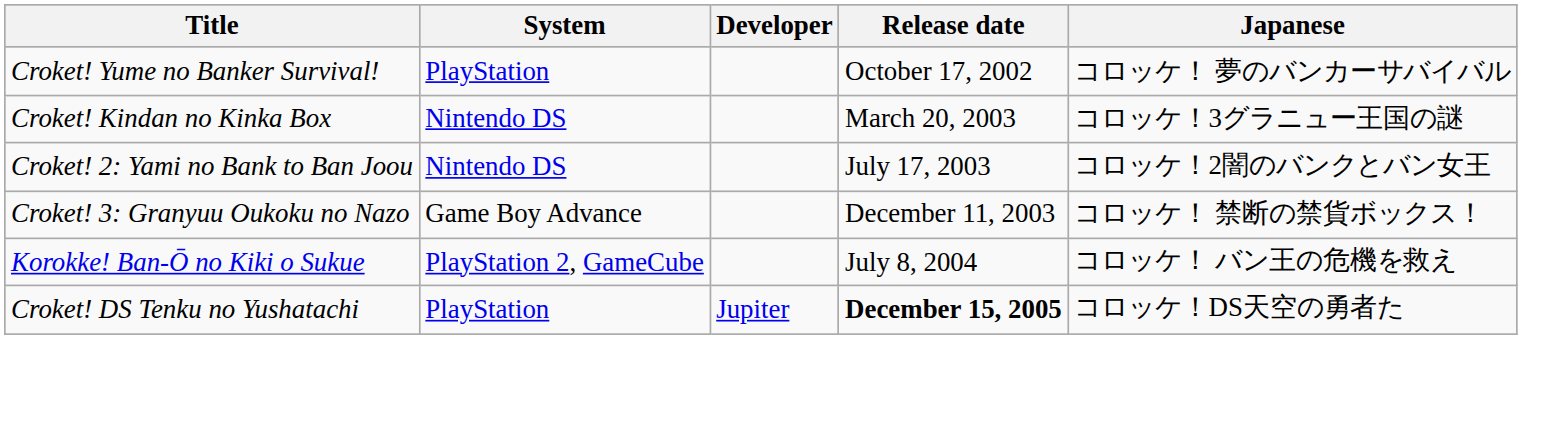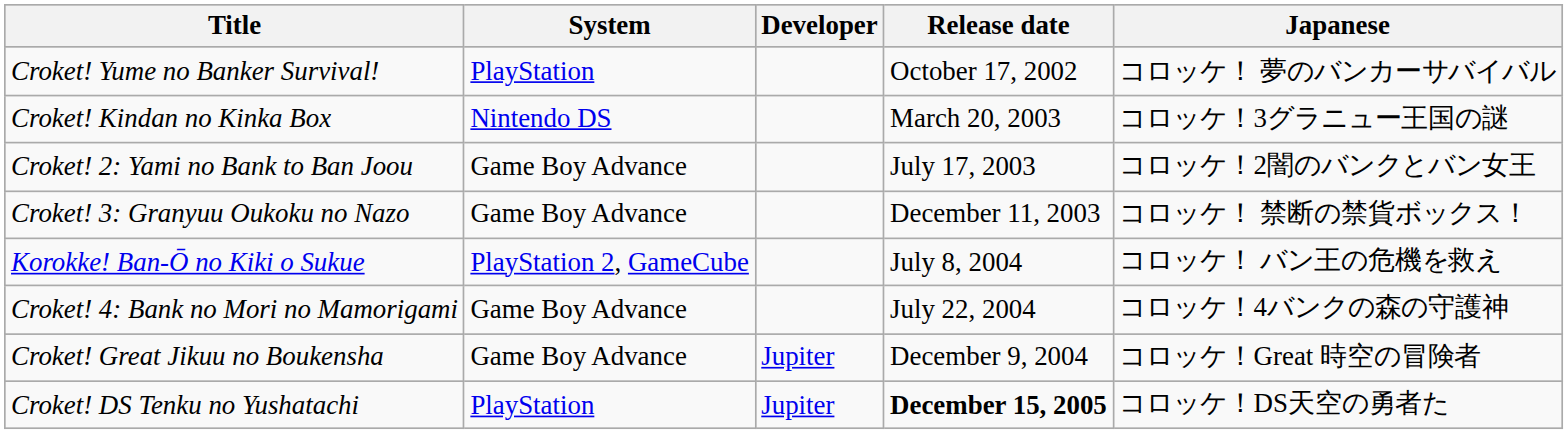(496, 166) Nintendo DS -> (579, 166) Game Boy Advance
+ row: (235, 309)
+ row: (197, 356)
